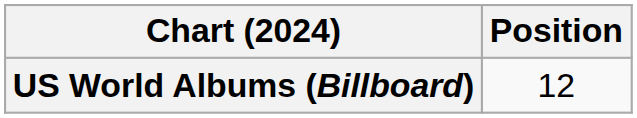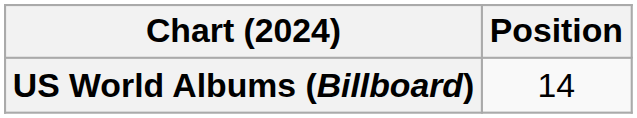(556, 84) 12 -> (556, 84) 14
